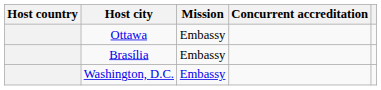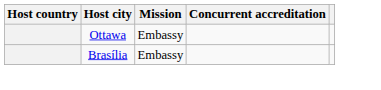- row: (129, 74)
